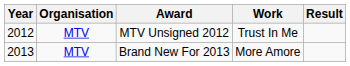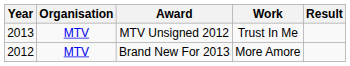(20, 33) 2012 -> (20, 33) 2013
(20, 52) 2013 -> (20, 52) 2012
